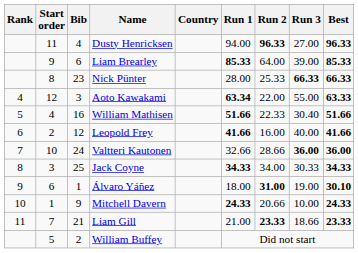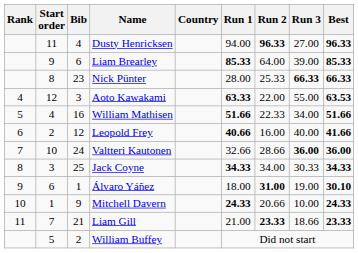(238, 97) 63.34 -> (238, 97) 63.33
(339, 97) 63.33 -> (339, 97) 63.53
(306, 114) 30.40 -> (306, 114) 34.00
(238, 132) 41.66 -> (238, 132) 40.66
